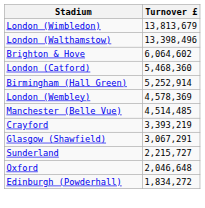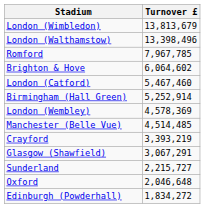+ row: (25, 54)
(168, 68) 5,468,360 -> (168, 82) 5,467,460
